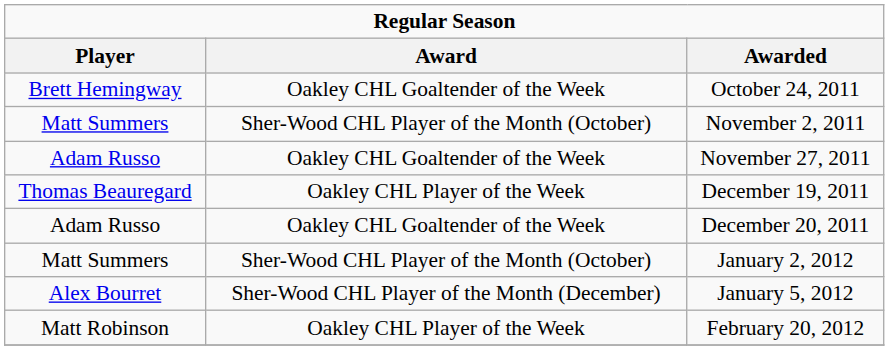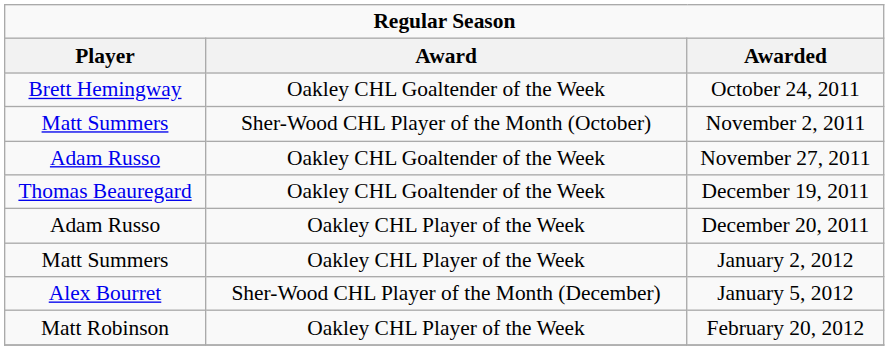(446, 191) Oakley CHL Player of the Week -> (446, 191) Oakley CHL Goaltender of the Week
(446, 225) Oakley CHL Goaltender of the Week -> (446, 225) Oakley CHL Player of the Week
(446, 259) Sher-Wood CHL Player of the Month (October) -> (446, 259) Oakley CHL Player of the Week
